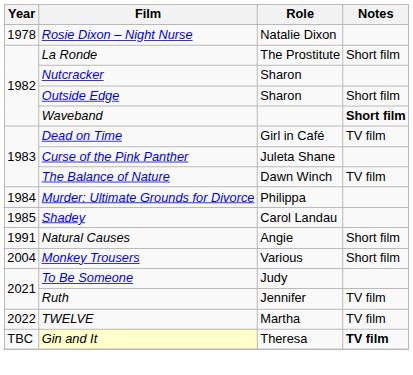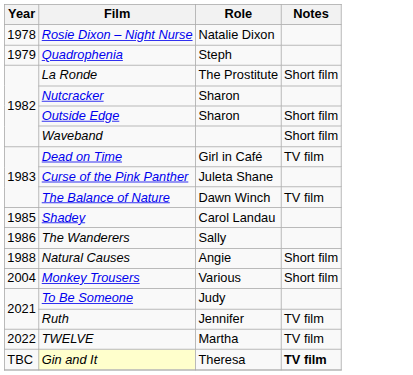+ row: (82, 55)
(376, 116) bold -> (311, 136) normal
- row: (148, 197)
+ row: (86, 237)
(22, 237) 1991 -> (22, 258) 1988
